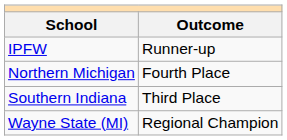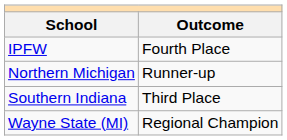(179, 49) Runner-up -> (186, 49) Fourth Place
(186, 73) Fourth Place -> (179, 73) Runner-up
